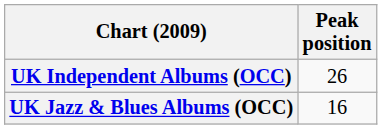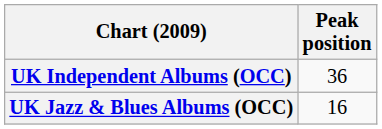(337, 75) 26 -> (337, 75) 36
